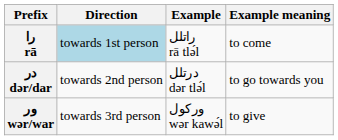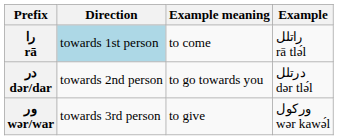columns swapped: (196, 14) <-> (280, 14)
